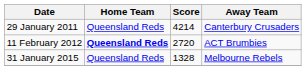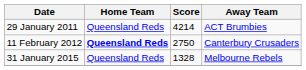(252, 27) Canterbury Crusaders -> (235, 27) ACT Brumbies
(184, 42) 2720 -> (184, 42) 2750
(235, 42) ACT Brumbies -> (252, 42) Canterbury Crusaders
